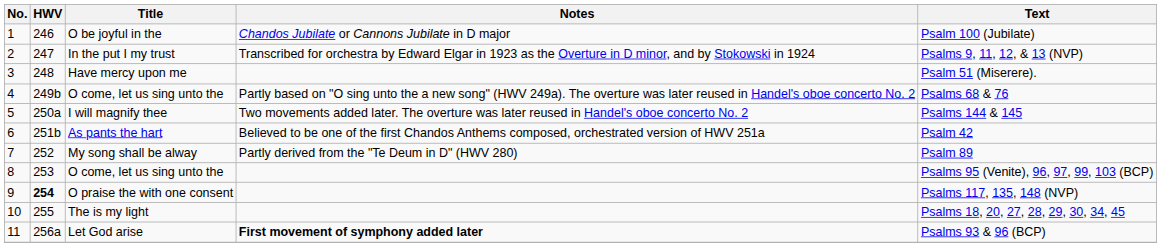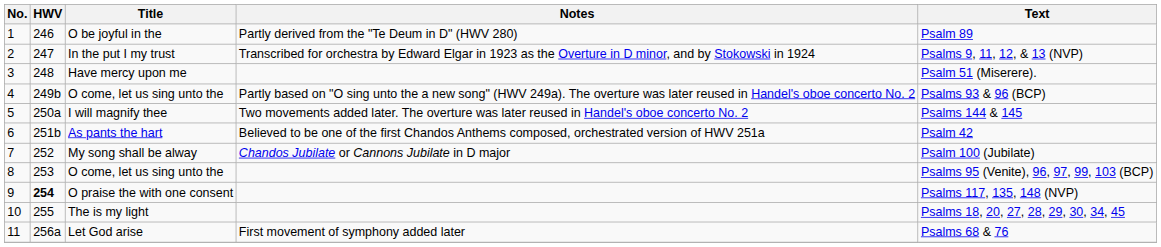(374, 34) Chandos Jubilate or Cannons Jubilate in D major -> (378, 34) Partly derived from the "Te Deum in D" (HWV 280)
(978, 34) Psalm 100 (Jubilate) -> (947, 34) Psalm 89
(965, 93) Psalms 68 & 76 -> (983, 93) Psalms 93 & 96 (BCP)
(378, 152) Partly derived from the "Te Deum in D" (HWV 280) -> (374, 152) Chandos Jubilate or Cannons Jubilate in D major
(947, 152) Psalm 89 -> (978, 152) Psalm 100 (Jubilate)
(361, 232) bold -> (352, 232) normal
(983, 232) Psalms 93 & 96 (BCP) -> (965, 232) Psalms 68 & 76
